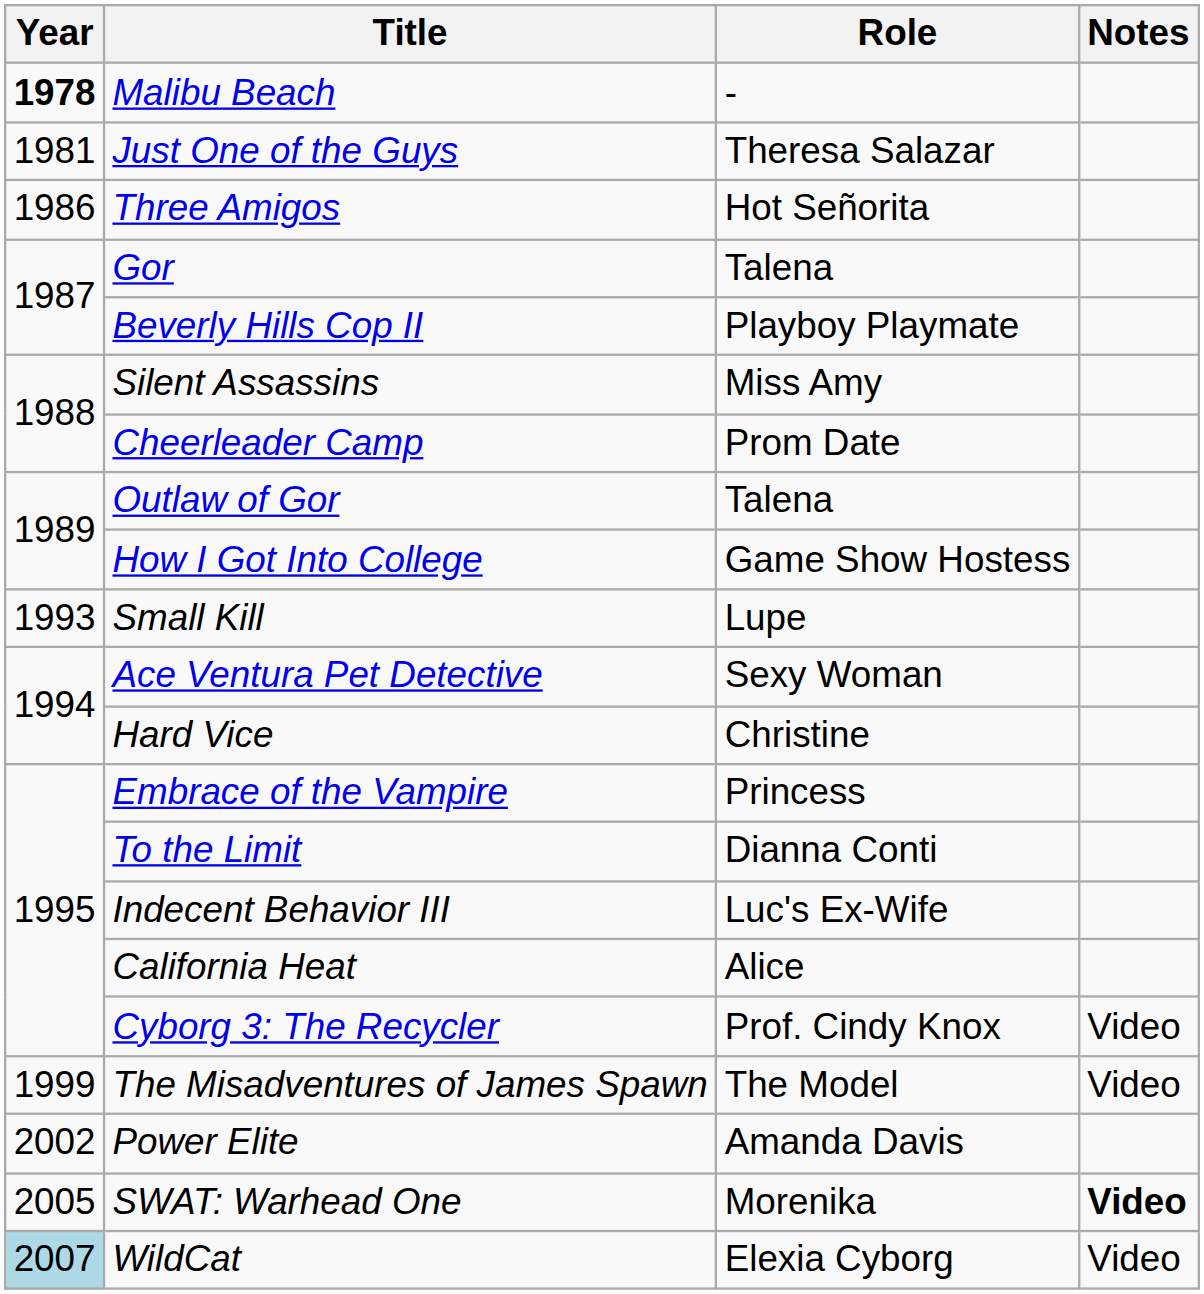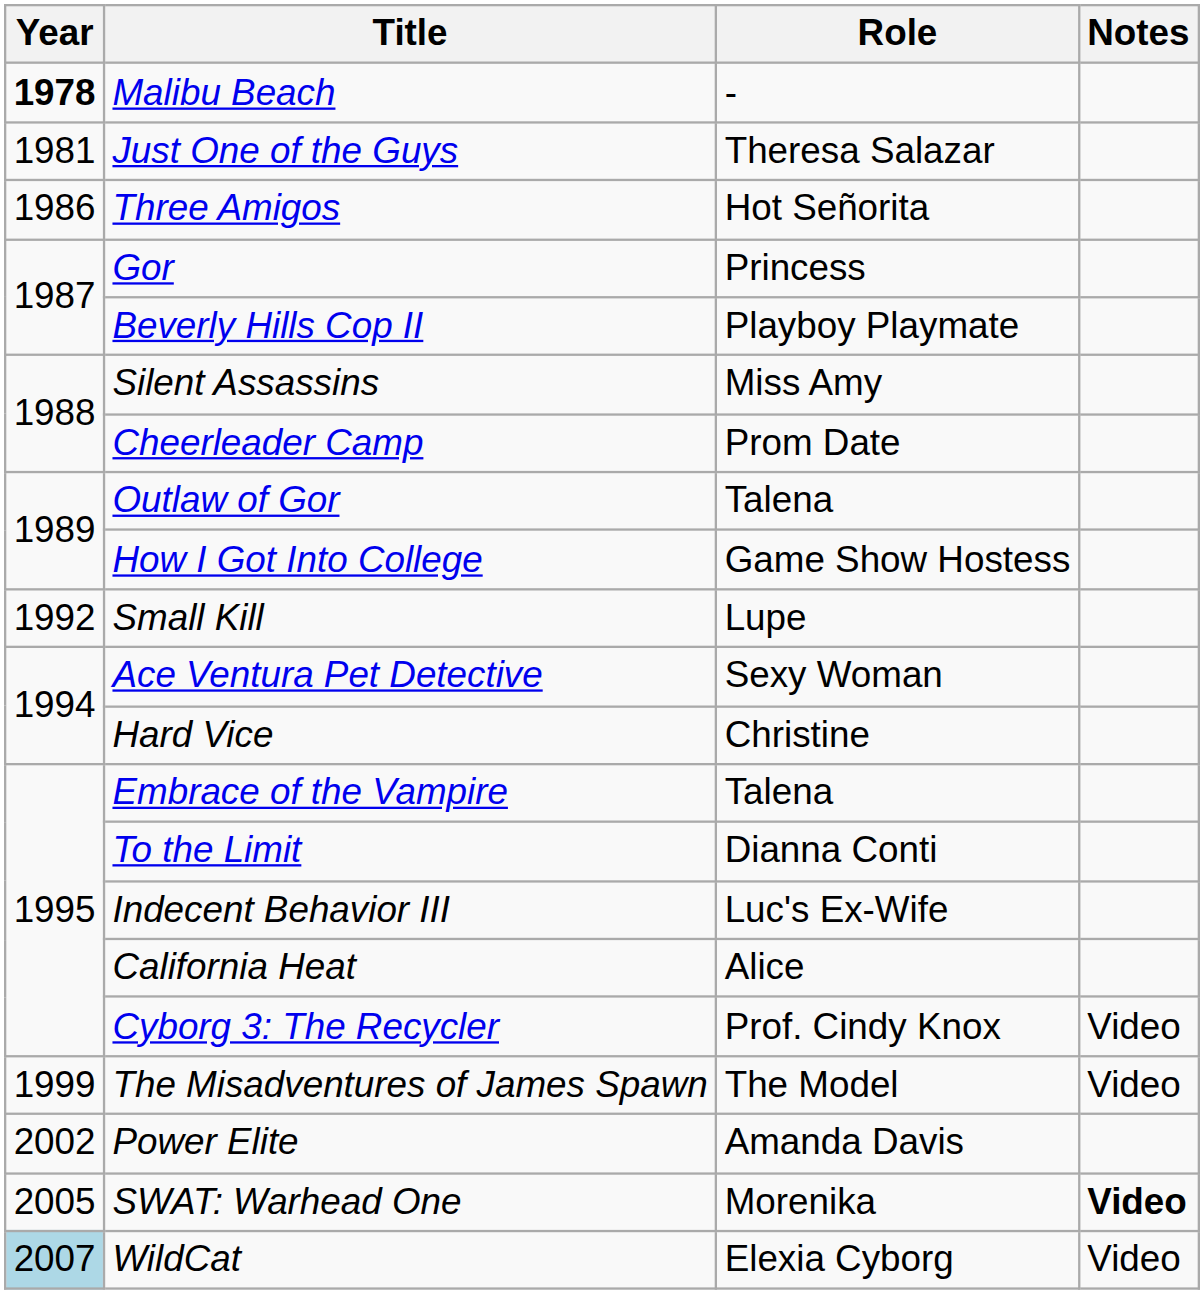(779, 267) Talena -> (795, 267) Princess
(55, 617) 1993 -> (55, 617) 1992
(795, 792) Princess -> (779, 792) Talena
